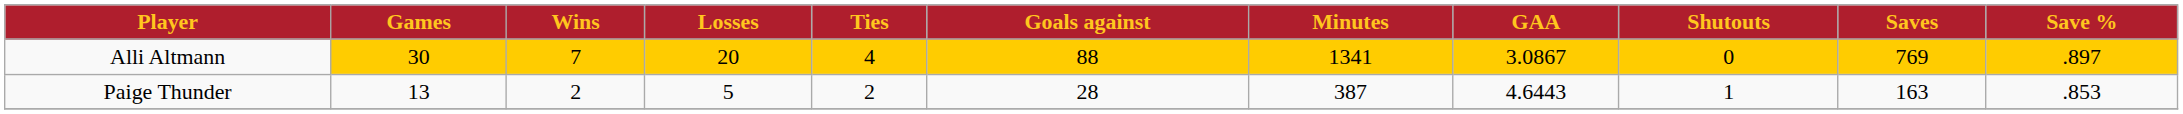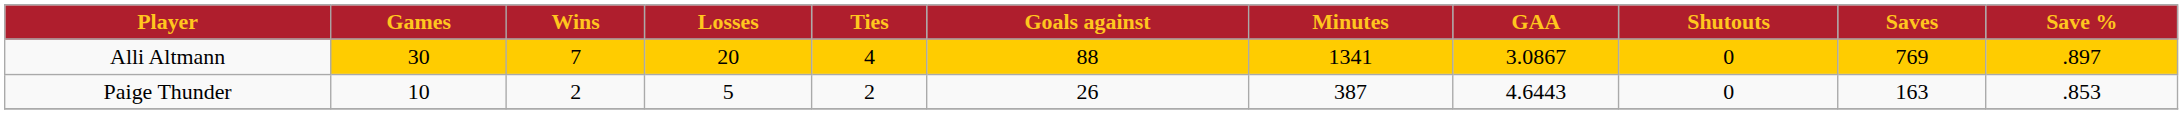(419, 91) 13 -> (419, 91) 10
(1087, 91) 28 -> (1087, 91) 26
(1729, 91) 1 -> (1729, 91) 0
